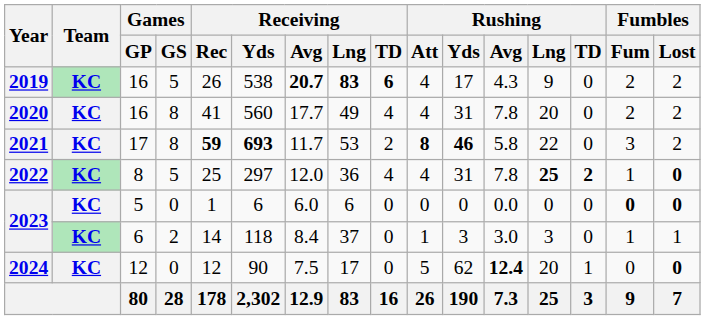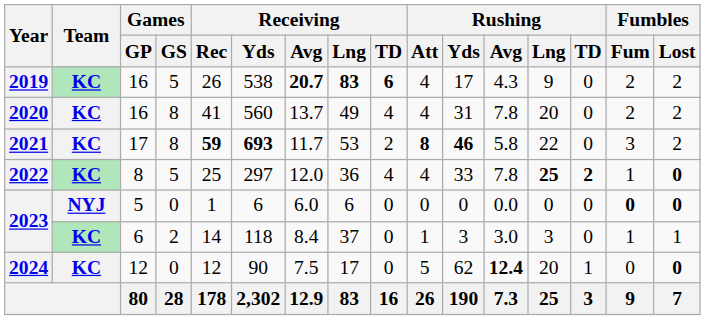(306, 112) 17.7 -> (306, 112) 13.7
(464, 174) 31 -> (464, 174) 33
(86, 205) KC -> (86, 205) NYJ
